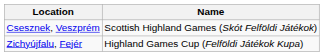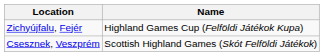rows swapped: (53, 28) <-> (44, 43)
